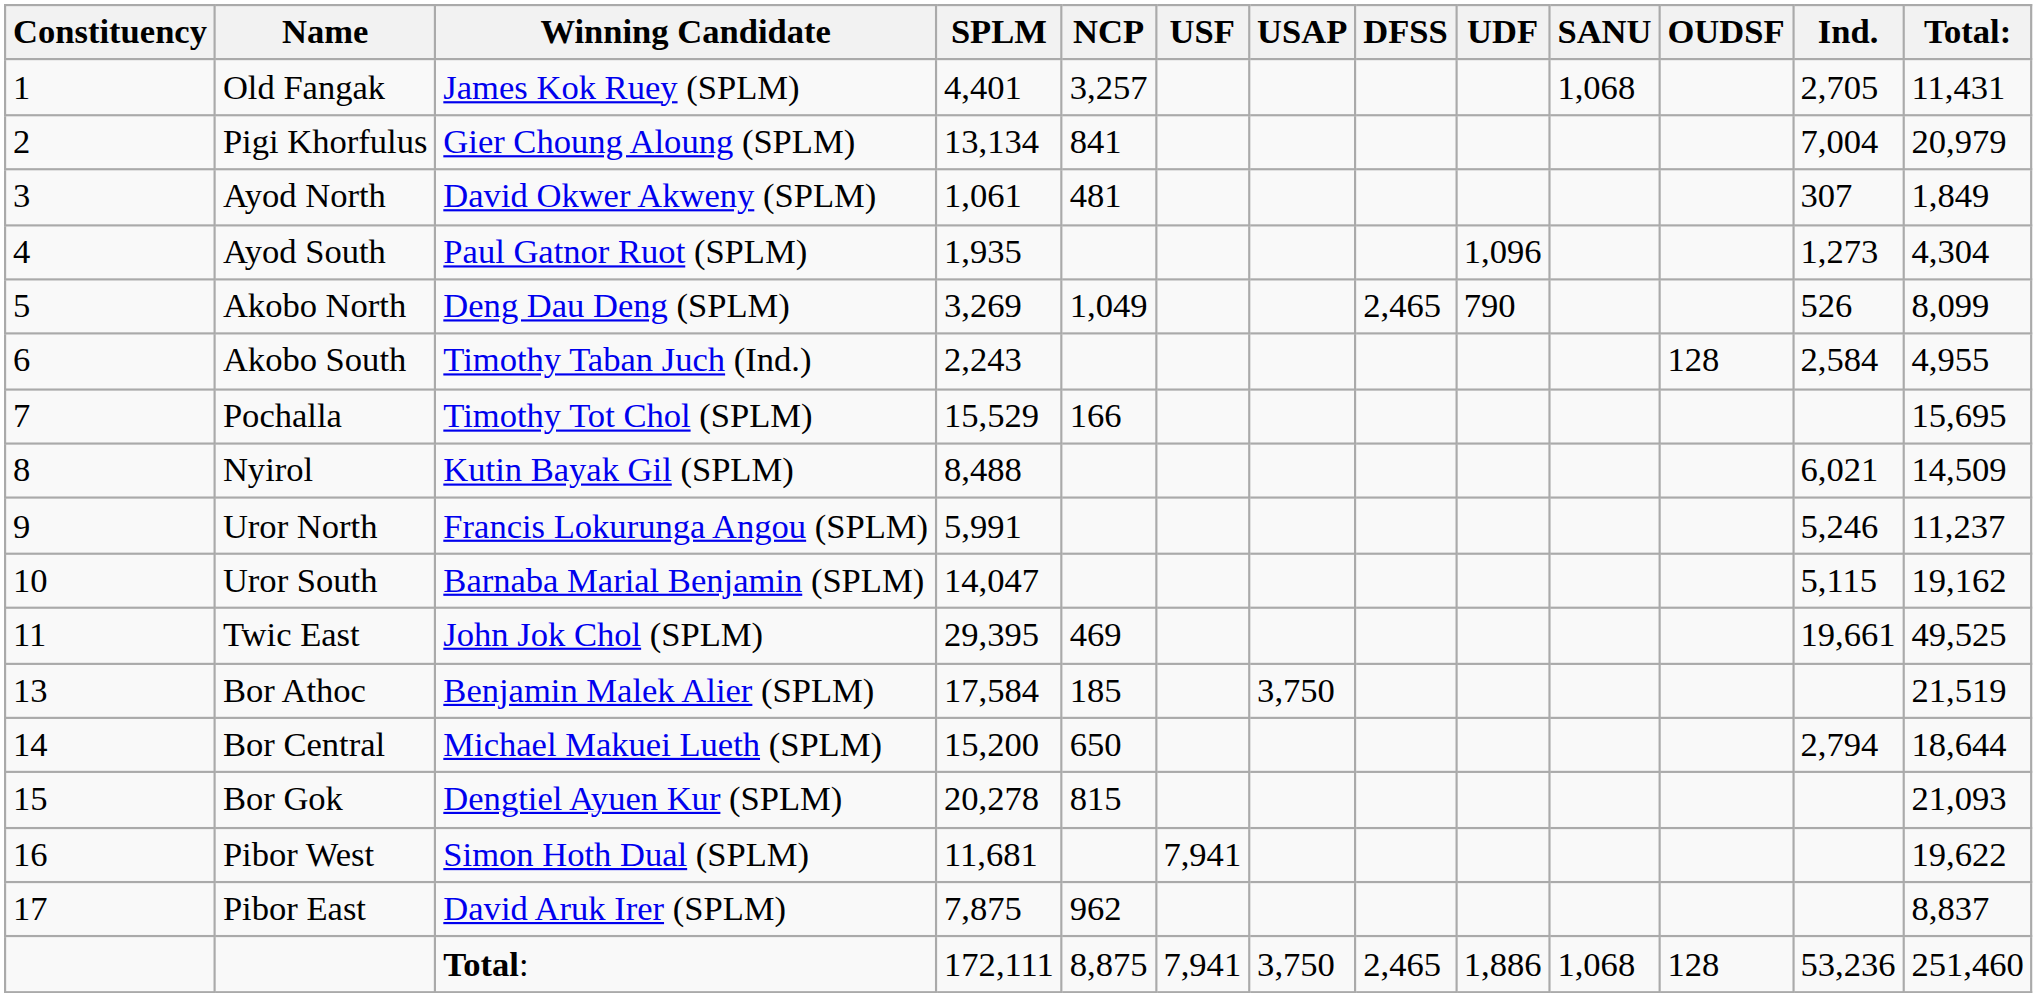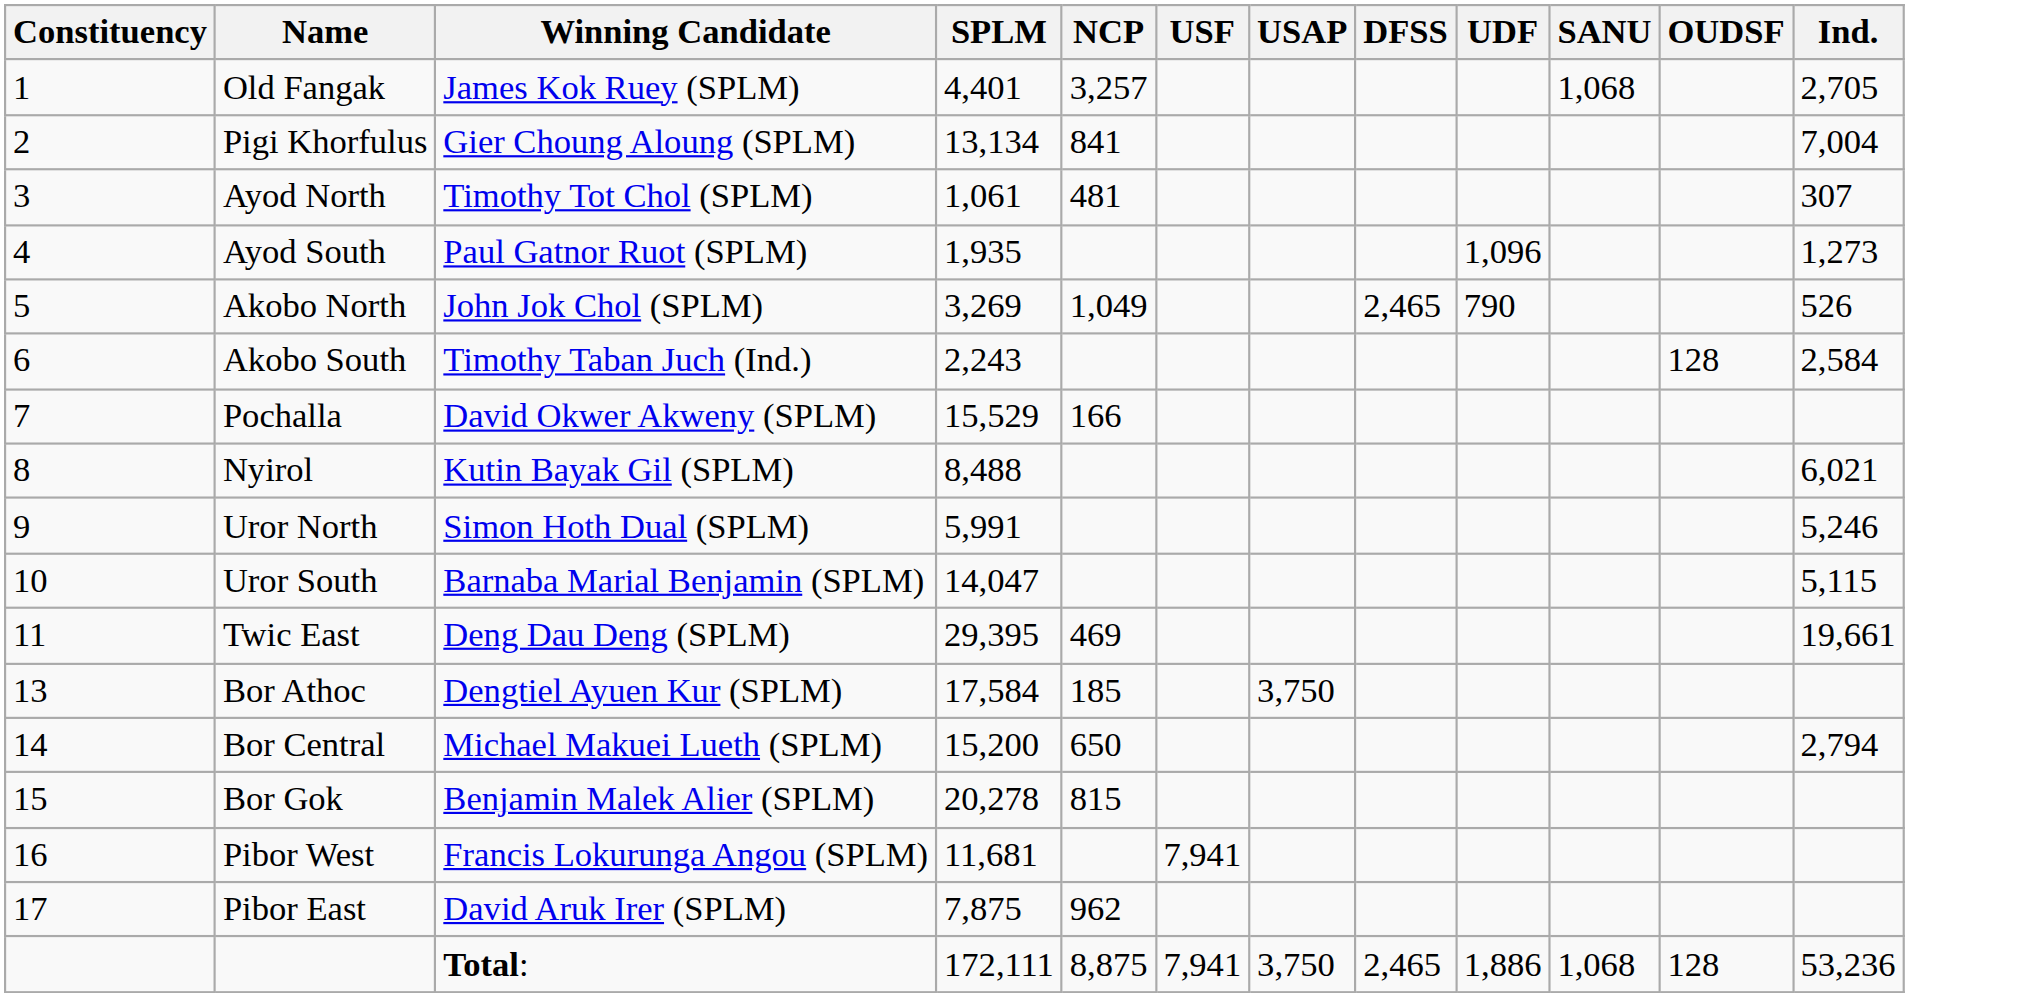- column: (1968, 31)
(660, 196) David Okwer Akweny (SPLM) -> (628, 196) Timothy Tot Chol (SPLM)
(617, 305) Deng Dau Deng (SPLM) -> (603, 305) John Jok Chol (SPLM)
(628, 415) Timothy Tot Chol (SPLM) -> (660, 415) David Okwer Akweny (SPLM)
(686, 525) Francis Lokurunga Angou (SPLM) -> (626, 525) Simon Hoth Dual (SPLM)
(603, 634) John Jok Chol (SPLM) -> (617, 634) Deng Dau Deng (SPLM)
(659, 689) Benjamin Malek Alier (SPLM) -> (643, 689) Dengtiel Ayuen Kur (SPLM)
(643, 799) Dengtiel Ayuen Kur (SPLM) -> (659, 799) Benjamin Malek Alier (SPLM)
(626, 854) Simon Hoth Dual (SPLM) -> (686, 854) Francis Lokurunga Angou (SPLM)
